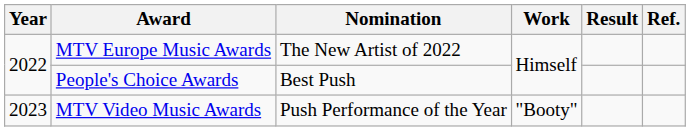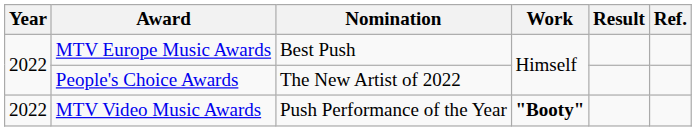(370, 49) The New Artist of 2022 -> (318, 49) Best Push
(318, 79) Best Push -> (370, 79) The New Artist of 2022
(28, 110) 2023 -> (28, 110) 2022
(547, 110) normal -> (550, 110) bold
